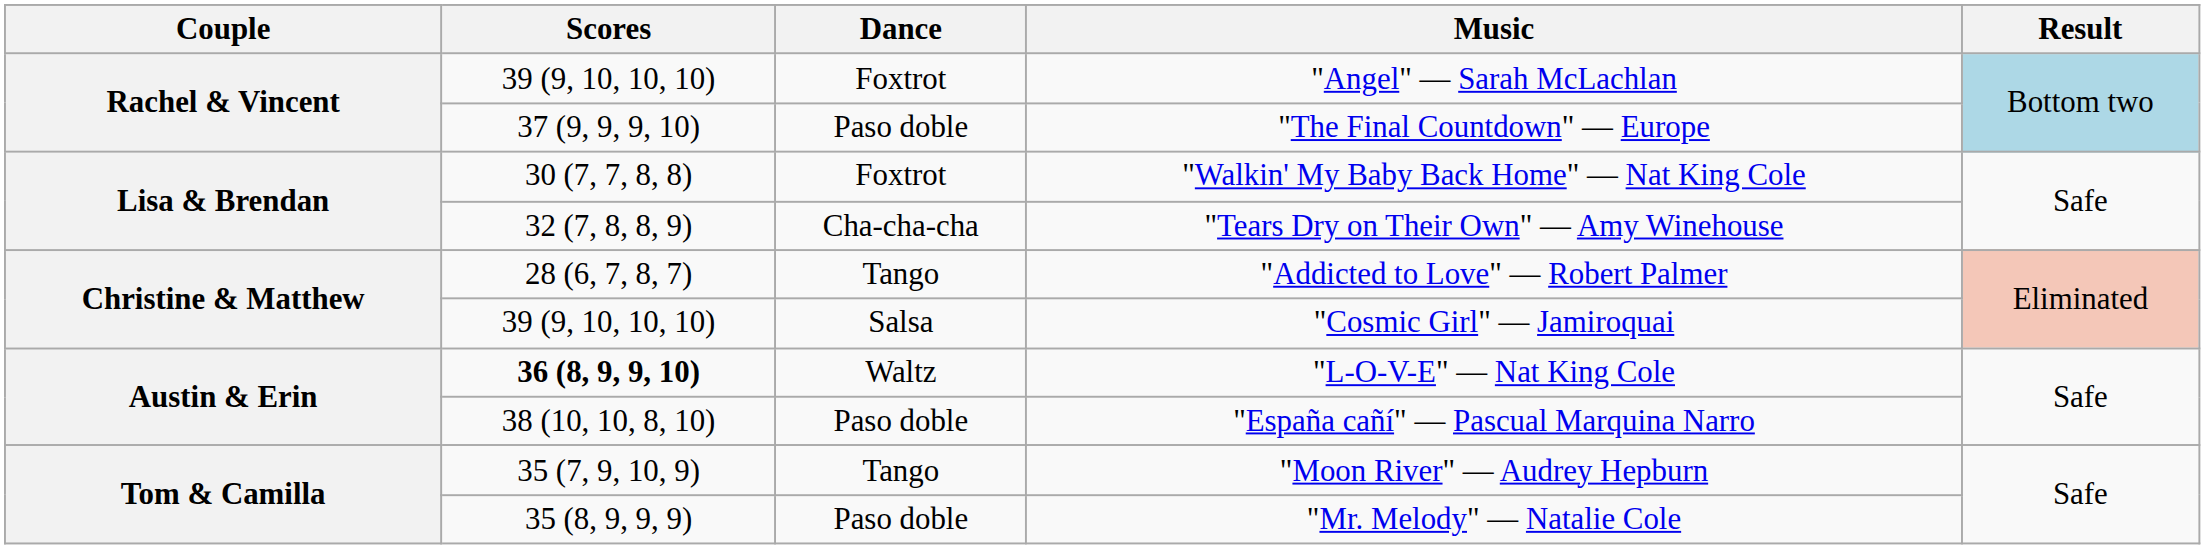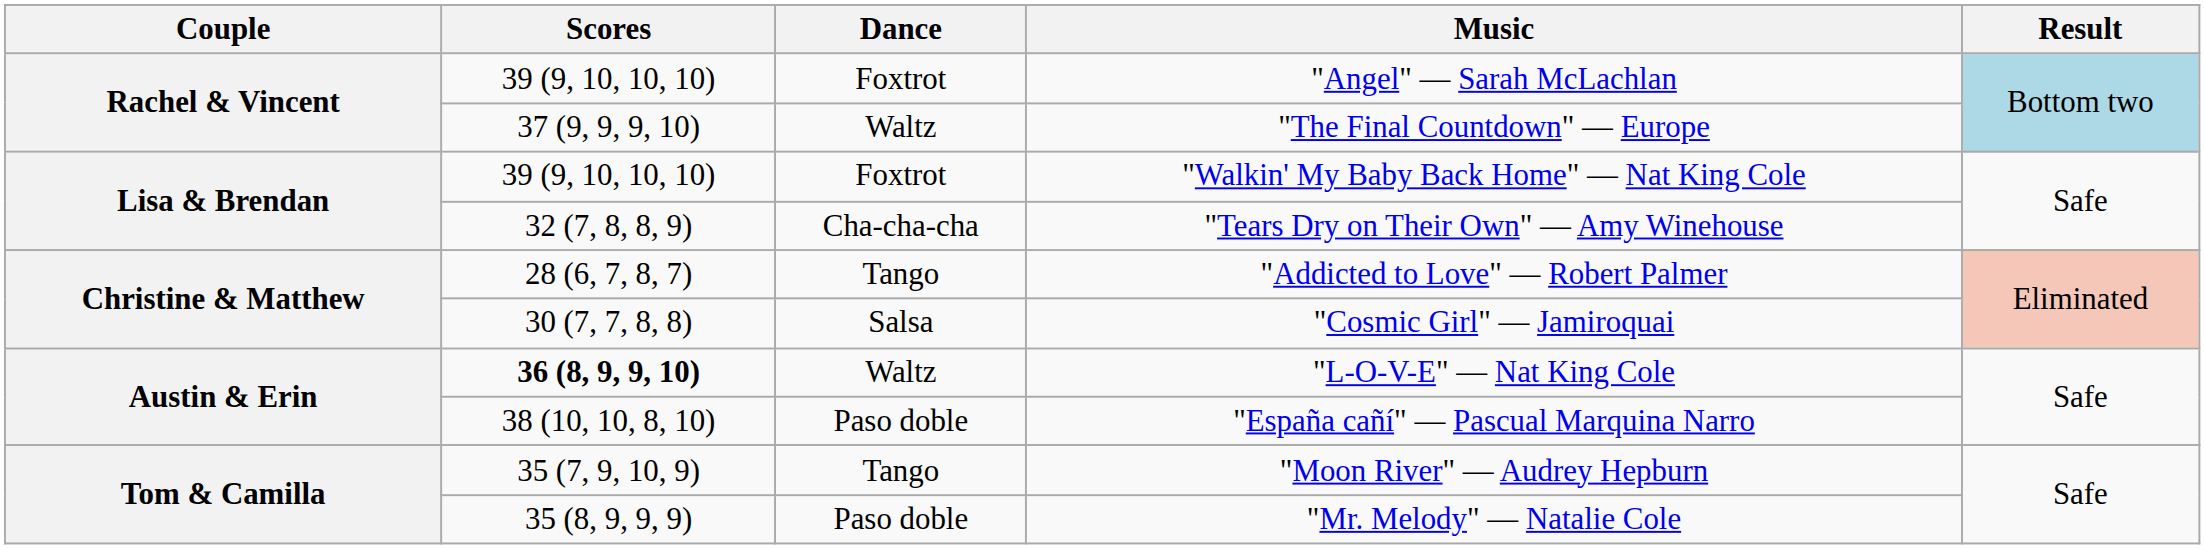(901, 126) Paso doble -> (901, 126) Waltz
(609, 175) 30 (7, 7, 8, 8) -> (609, 175) 39 (9, 10, 10, 10)
(609, 322) 39 (9, 10, 10, 10) -> (609, 322) 30 (7, 7, 8, 8)
